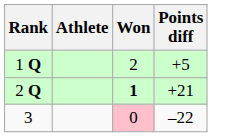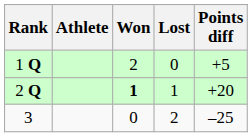+ column: (174, 27)
(181, 90) +21 -> (221, 90) +20
(133, 117) pink background -> (133, 117) no background
(181, 117) –22 -> (221, 117) –25
